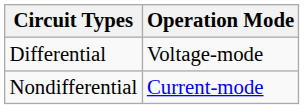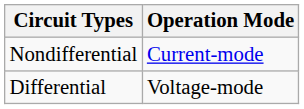rows swapped: (58, 53) <-> (73, 86)
